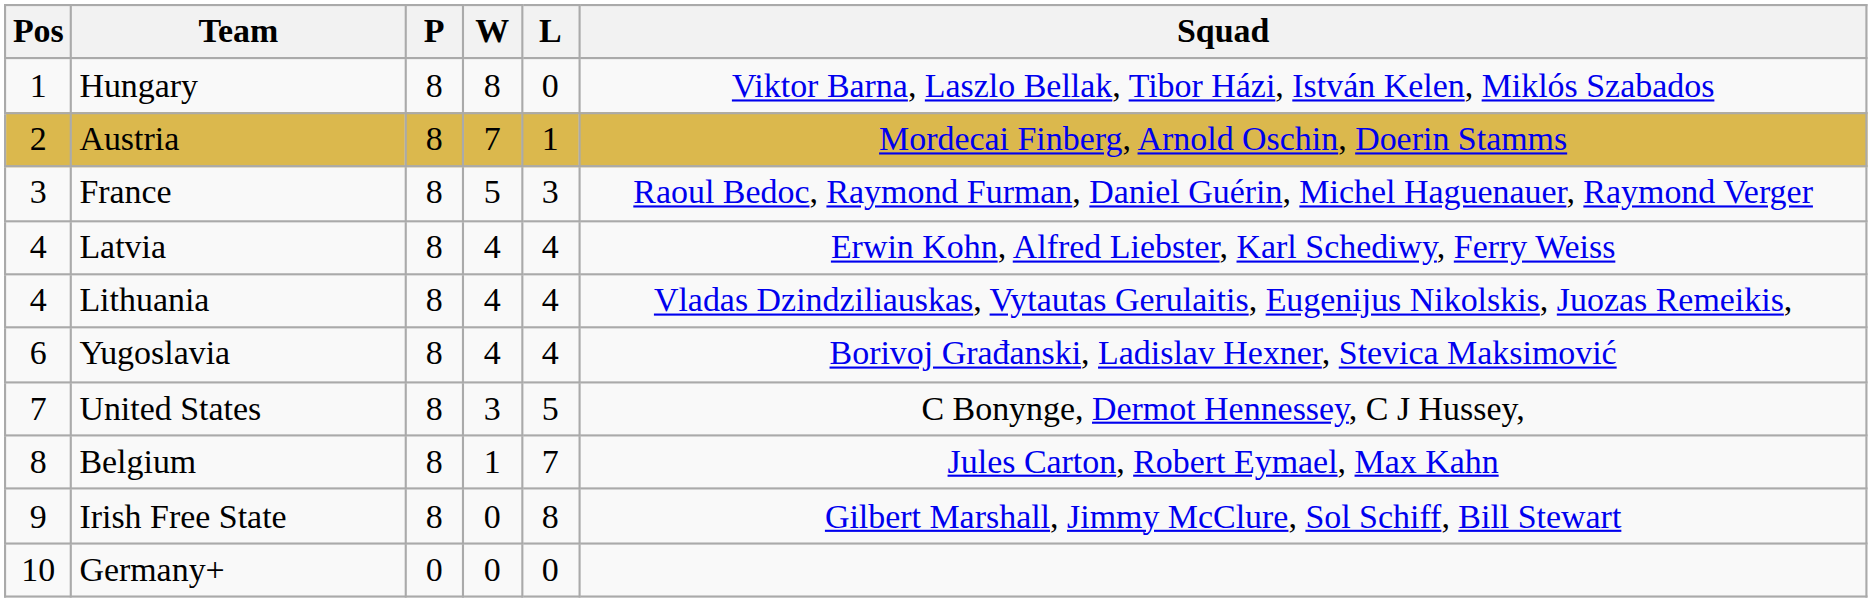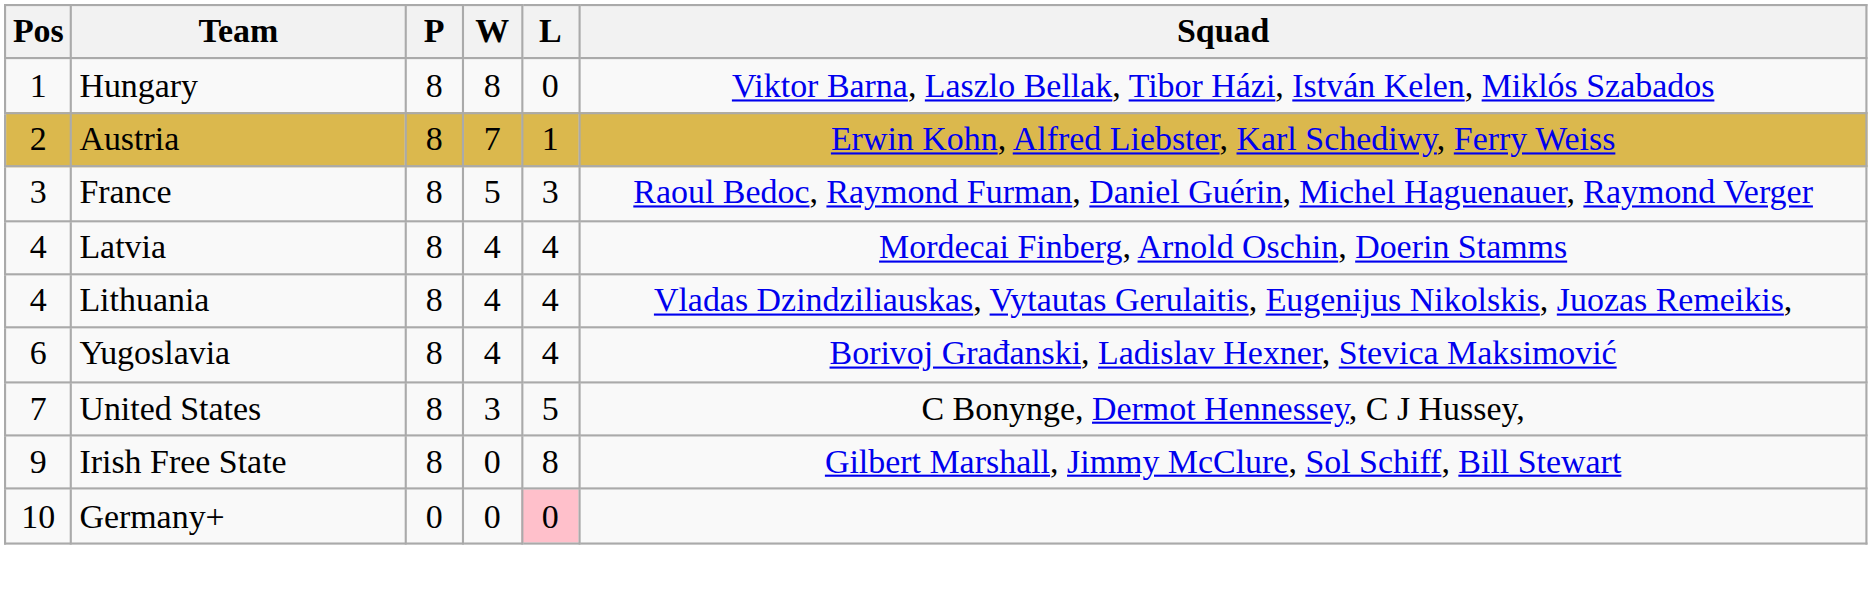(1223, 138) Mordecai Finberg, Arnold Oschin, Doerin Stamms -> (1223, 138) Erwin Kohn, Alfred Liebster, Karl Schediwy, Ferry Weiss
(1223, 246) Erwin Kohn, Alfred Liebster, Karl Schediwy, Ferry Weiss -> (1223, 246) Mordecai Finberg, Arnold Oschin, Doerin Stamms
- row: (138, 461)
(550, 569) no background -> (550, 515) pink background
